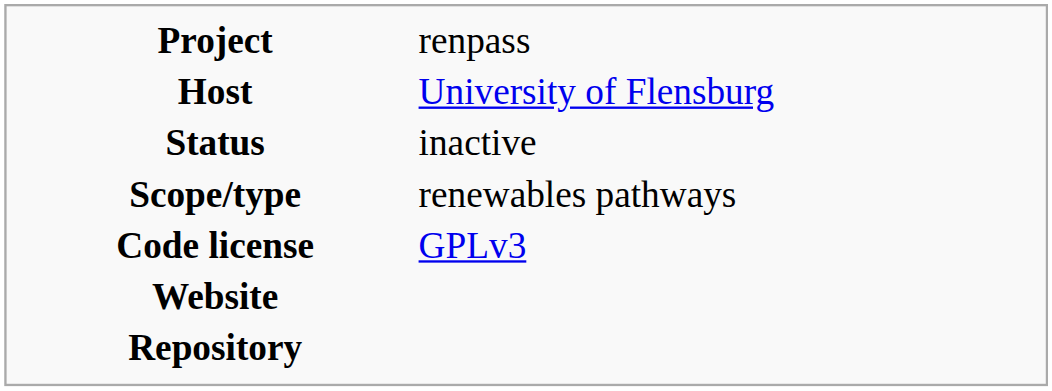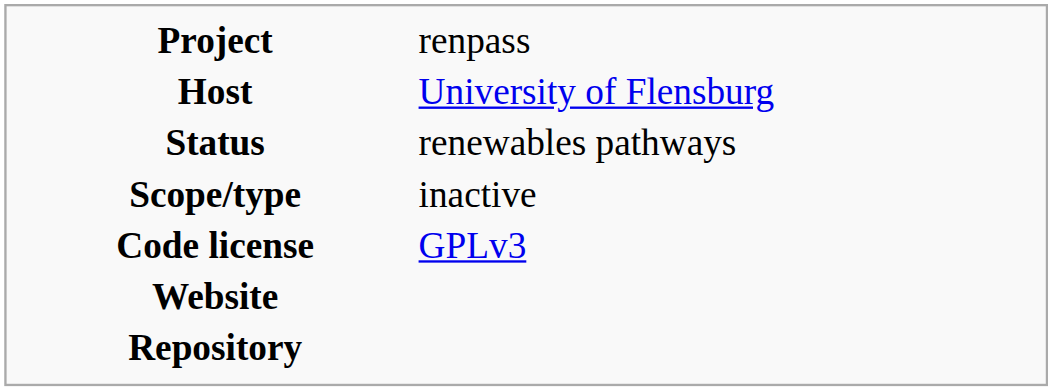(478, 143) inactive -> (577, 143) renewables pathways
(577, 194) renewables pathways -> (478, 194) inactive
